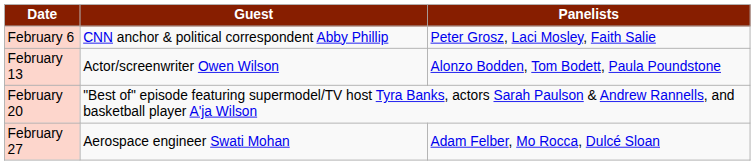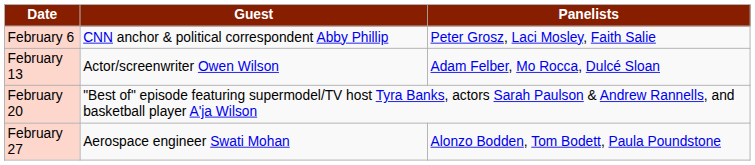(576, 66) Alonzo Bodden, Tom Bodett, Paula Poundstone -> (545, 66) Adam Felber, Mo Rocca, Dulcé Sloan
(545, 141) Adam Felber, Mo Rocca, Dulcé Sloan -> (576, 141) Alonzo Bodden, Tom Bodett, Paula Poundstone
